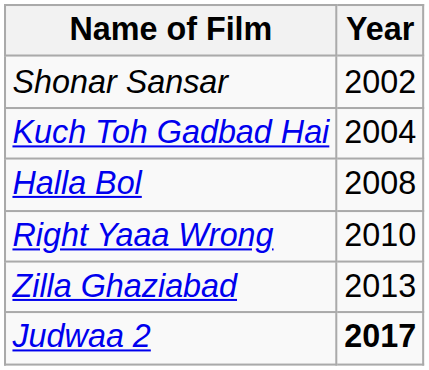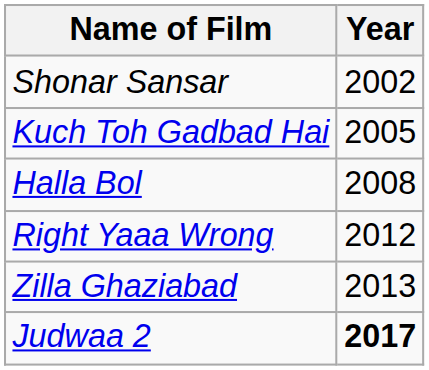(380, 132) 2004 -> (380, 132) 2005
(380, 235) 2010 -> (380, 235) 2012
